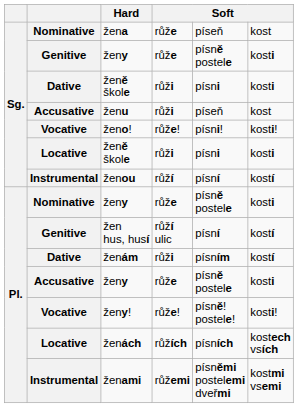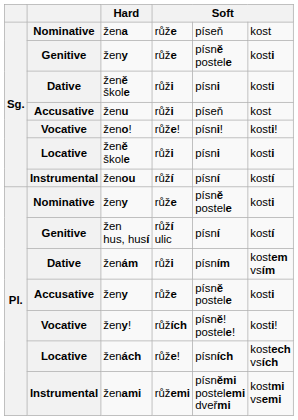(262, 257) kostí -> (269, 263) kostem vsím
(167, 312) růže! -> (171, 325) růžích
(171, 343) růžích -> (167, 356) růže!
